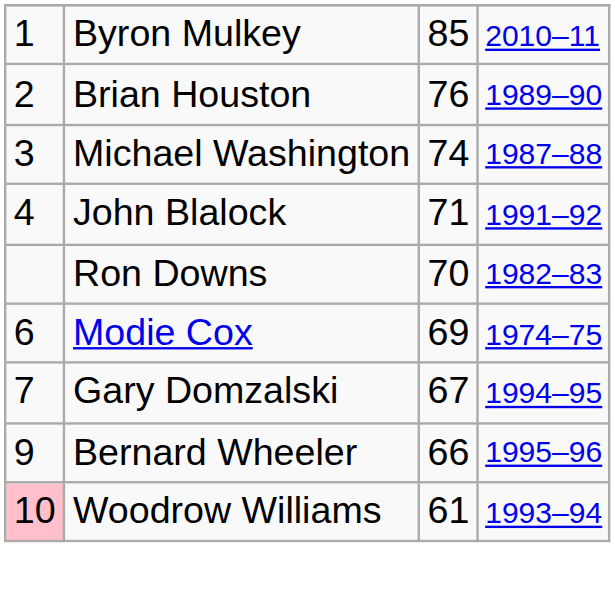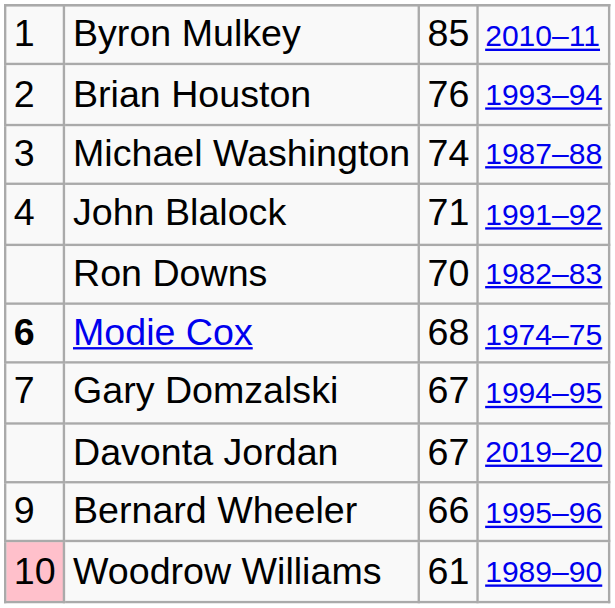(544, 95) 1989–90 -> (544, 95) 1993–94
(24, 332) normal -> (24, 332) bold
(448, 332) 69 -> (448, 332) 68
+ row: (206, 451)
(544, 512) 1993–94 -> (544, 572) 1989–90
